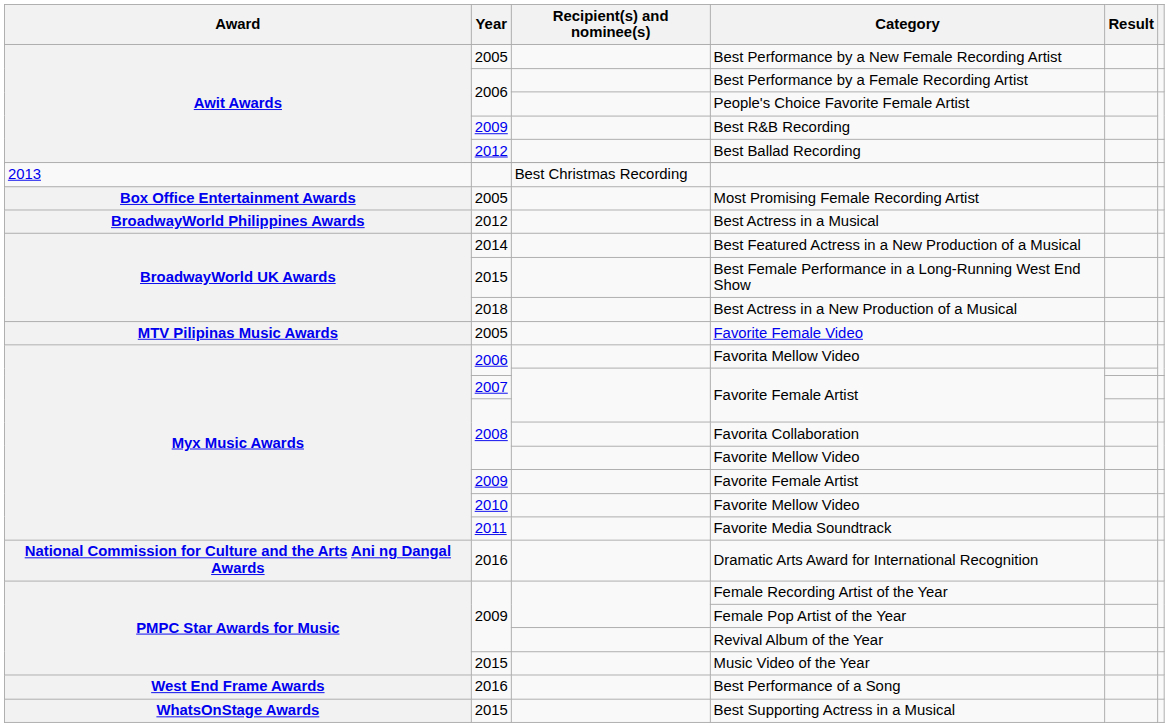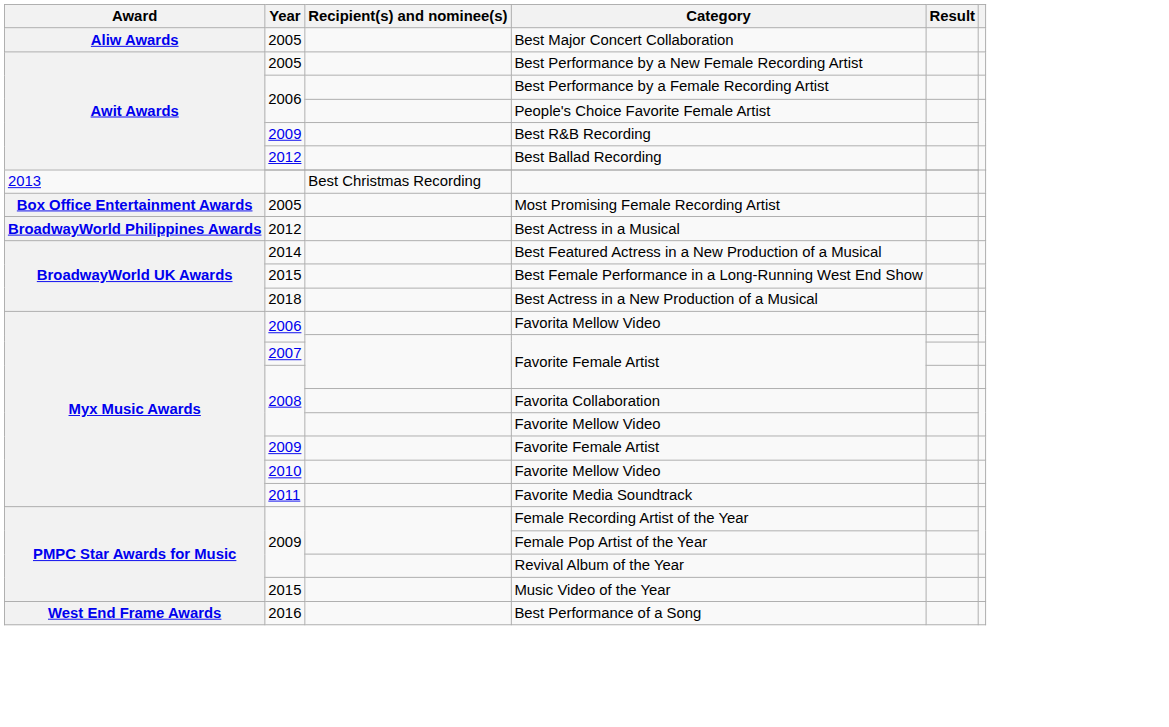+ row: (285, 39)
- row: (491, 332)
- row: (491, 560)
- row: (491, 710)
